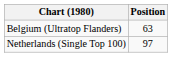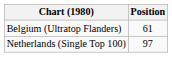(148, 28) 63 -> (148, 28) 61
